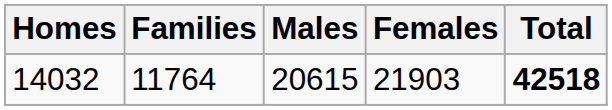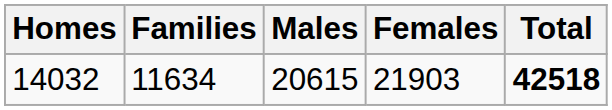(174, 79) 11764 -> (174, 79) 11634
